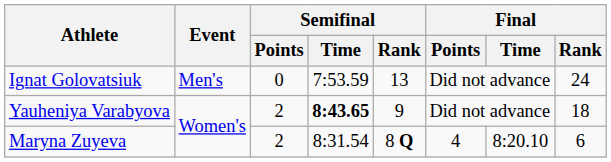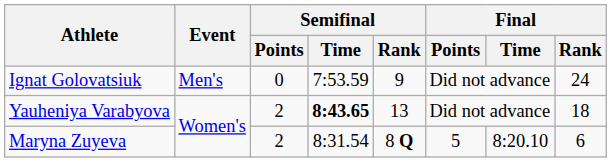(399, 80) 13 -> (399, 80) 9
(399, 111) 9 -> (399, 111) 13
(456, 141) 4 -> (456, 141) 5
